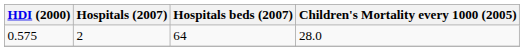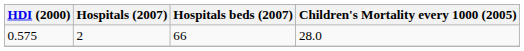(180, 35) 64 -> (180, 35) 66
